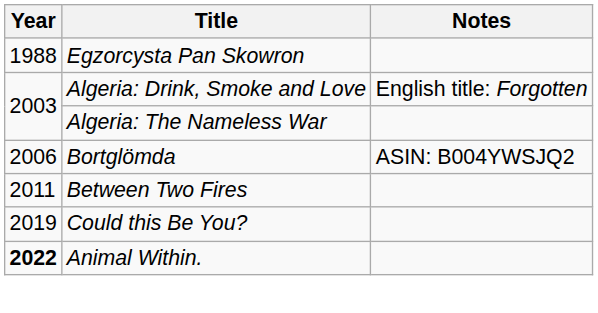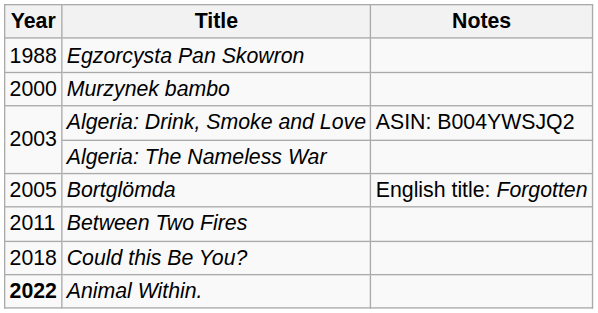+ row: (148, 88)
(482, 88) English title: Forgotten -> (475, 122) ASIN: B004YWSJQ2
(33, 156) 2006 -> (33, 190) 2005
(475, 156) ASIN: B004YWSJQ2 -> (482, 190) English title: Forgotten
(33, 223) 2019 -> (33, 257) 2018
